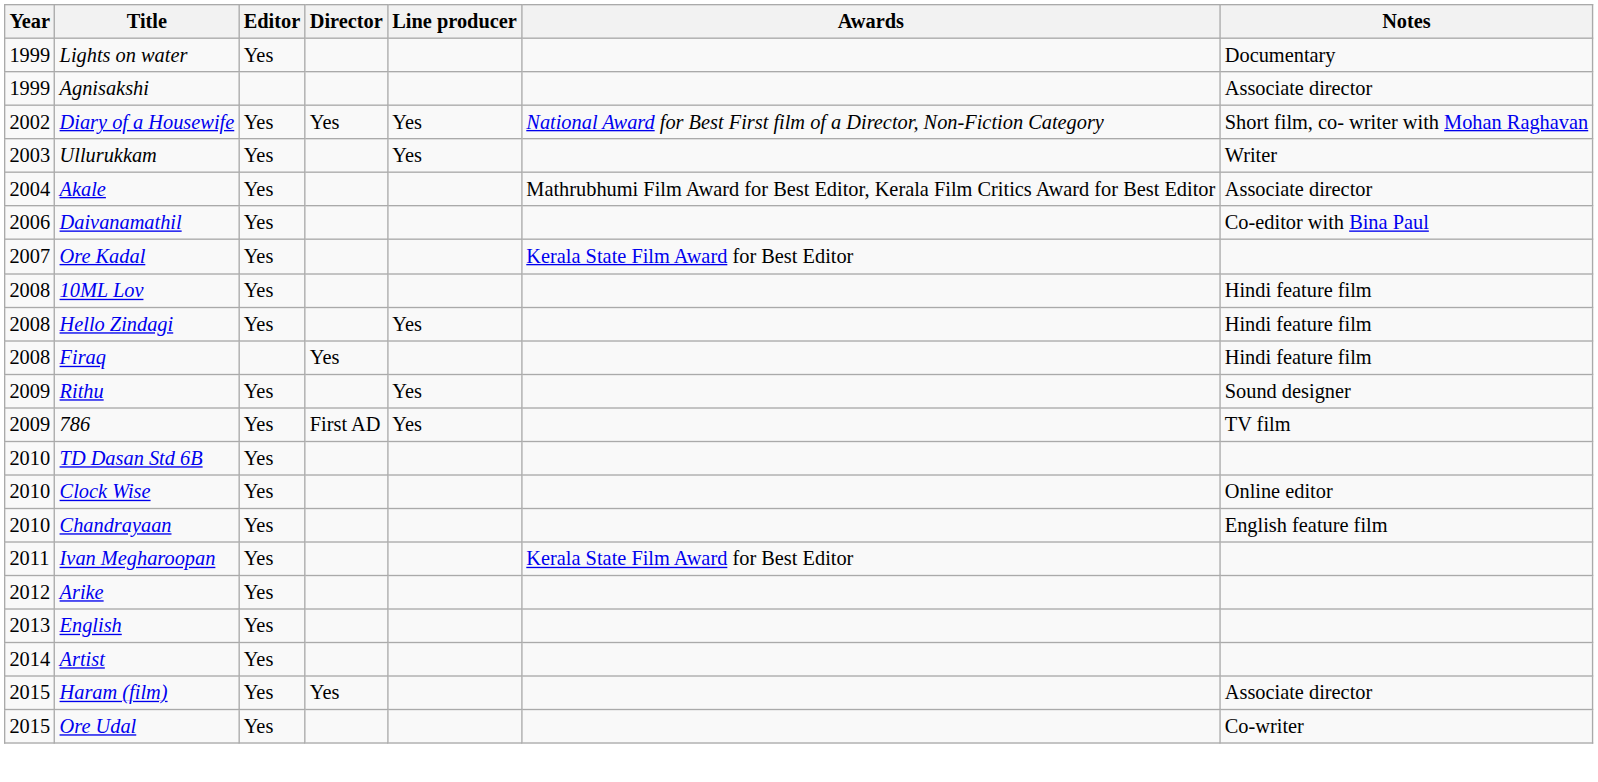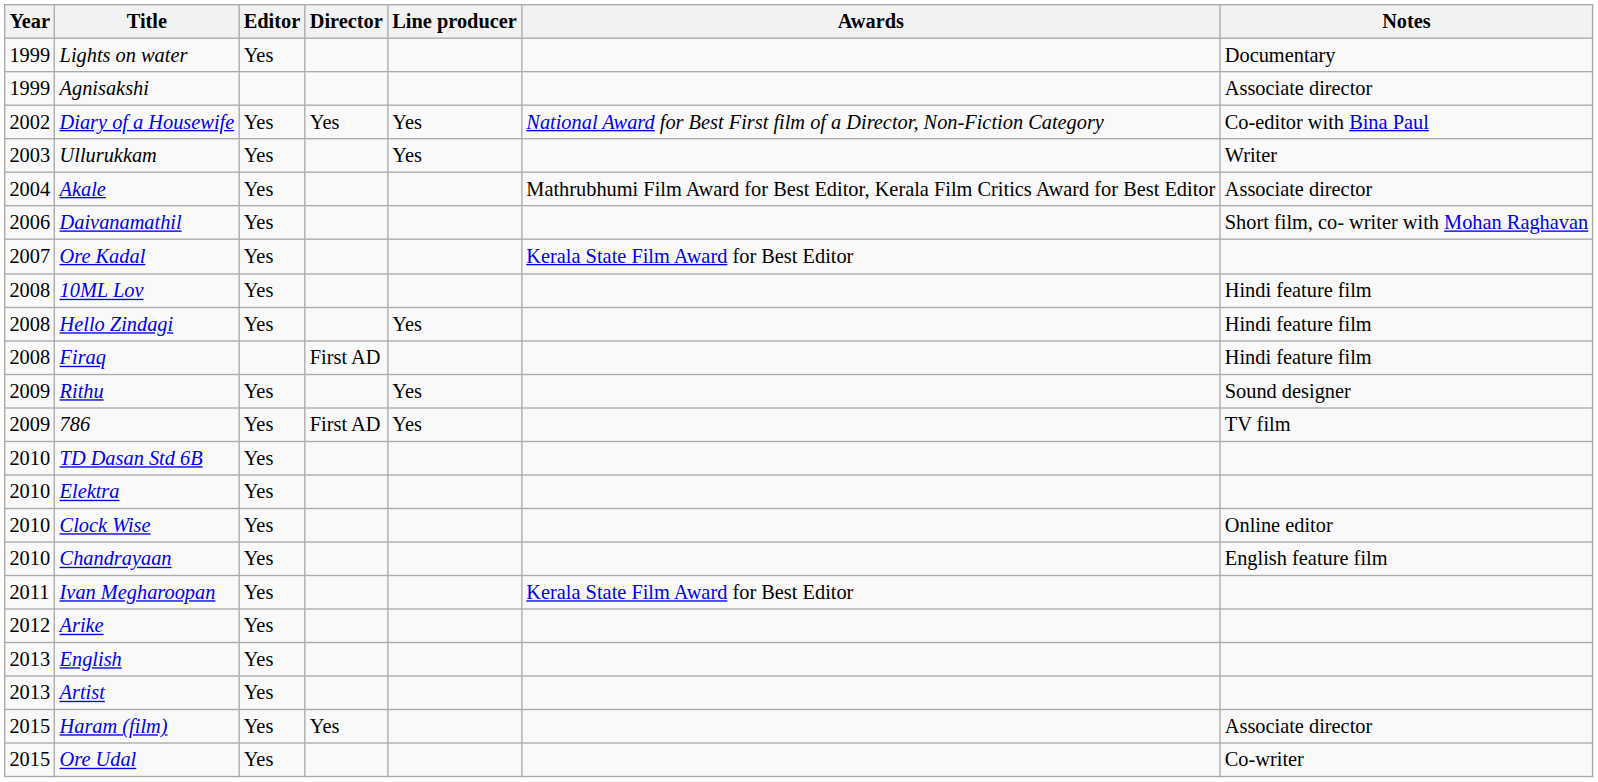(1406, 122) Short film, co- writer with Mohan Raghavan -> (1327, 122) Co-editor with Bina Paul
(1327, 222) Co-editor with Bina Paul -> (1406, 222) Short film, co- writer with Mohan Raghavan
(325, 357) Yes -> (345, 357) First AD
+ row: (90, 491)
(30, 659) 2014 -> (30, 693) 2013
